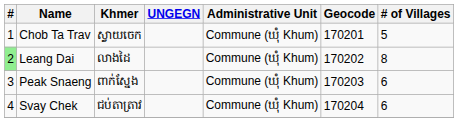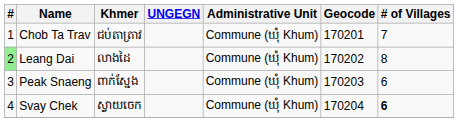(119, 34) ស្វាយចេក -> (119, 34) ជប់តាត្រាវ
(384, 35) 5 -> (384, 35) 7
(119, 105) ជប់តាត្រាវ -> (119, 105) ស្វាយចេក
(384, 105) normal -> (384, 105) bold
